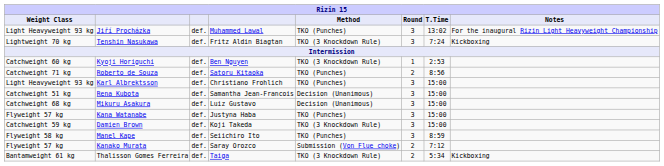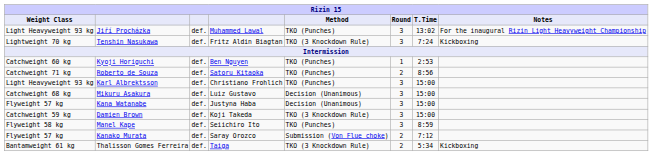(339, 62) TKO (3 Knockdown Rule) -> (310, 62) TKO (Punches)
- row: (118, 94)
(322, 115) TKO (Punches) -> (324, 104) Decision (Unanimous)
